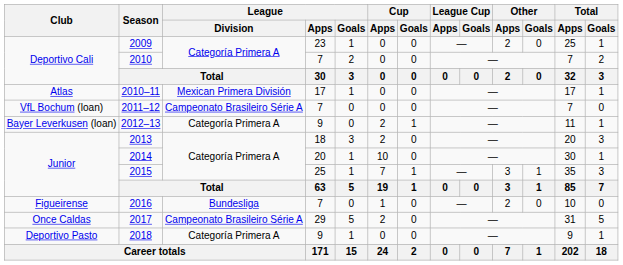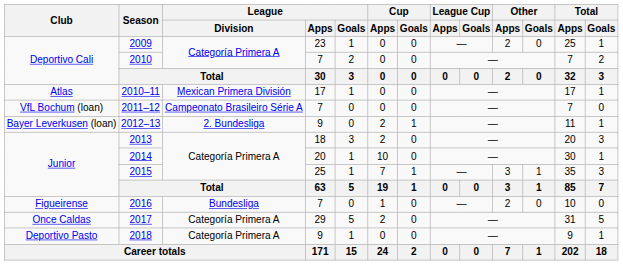(234, 124) Categoría Primera A -> (234, 124) 2. Bundesliga
(234, 220) Campeonato Brasileiro Série A -> (234, 220) Categoría Primera A
